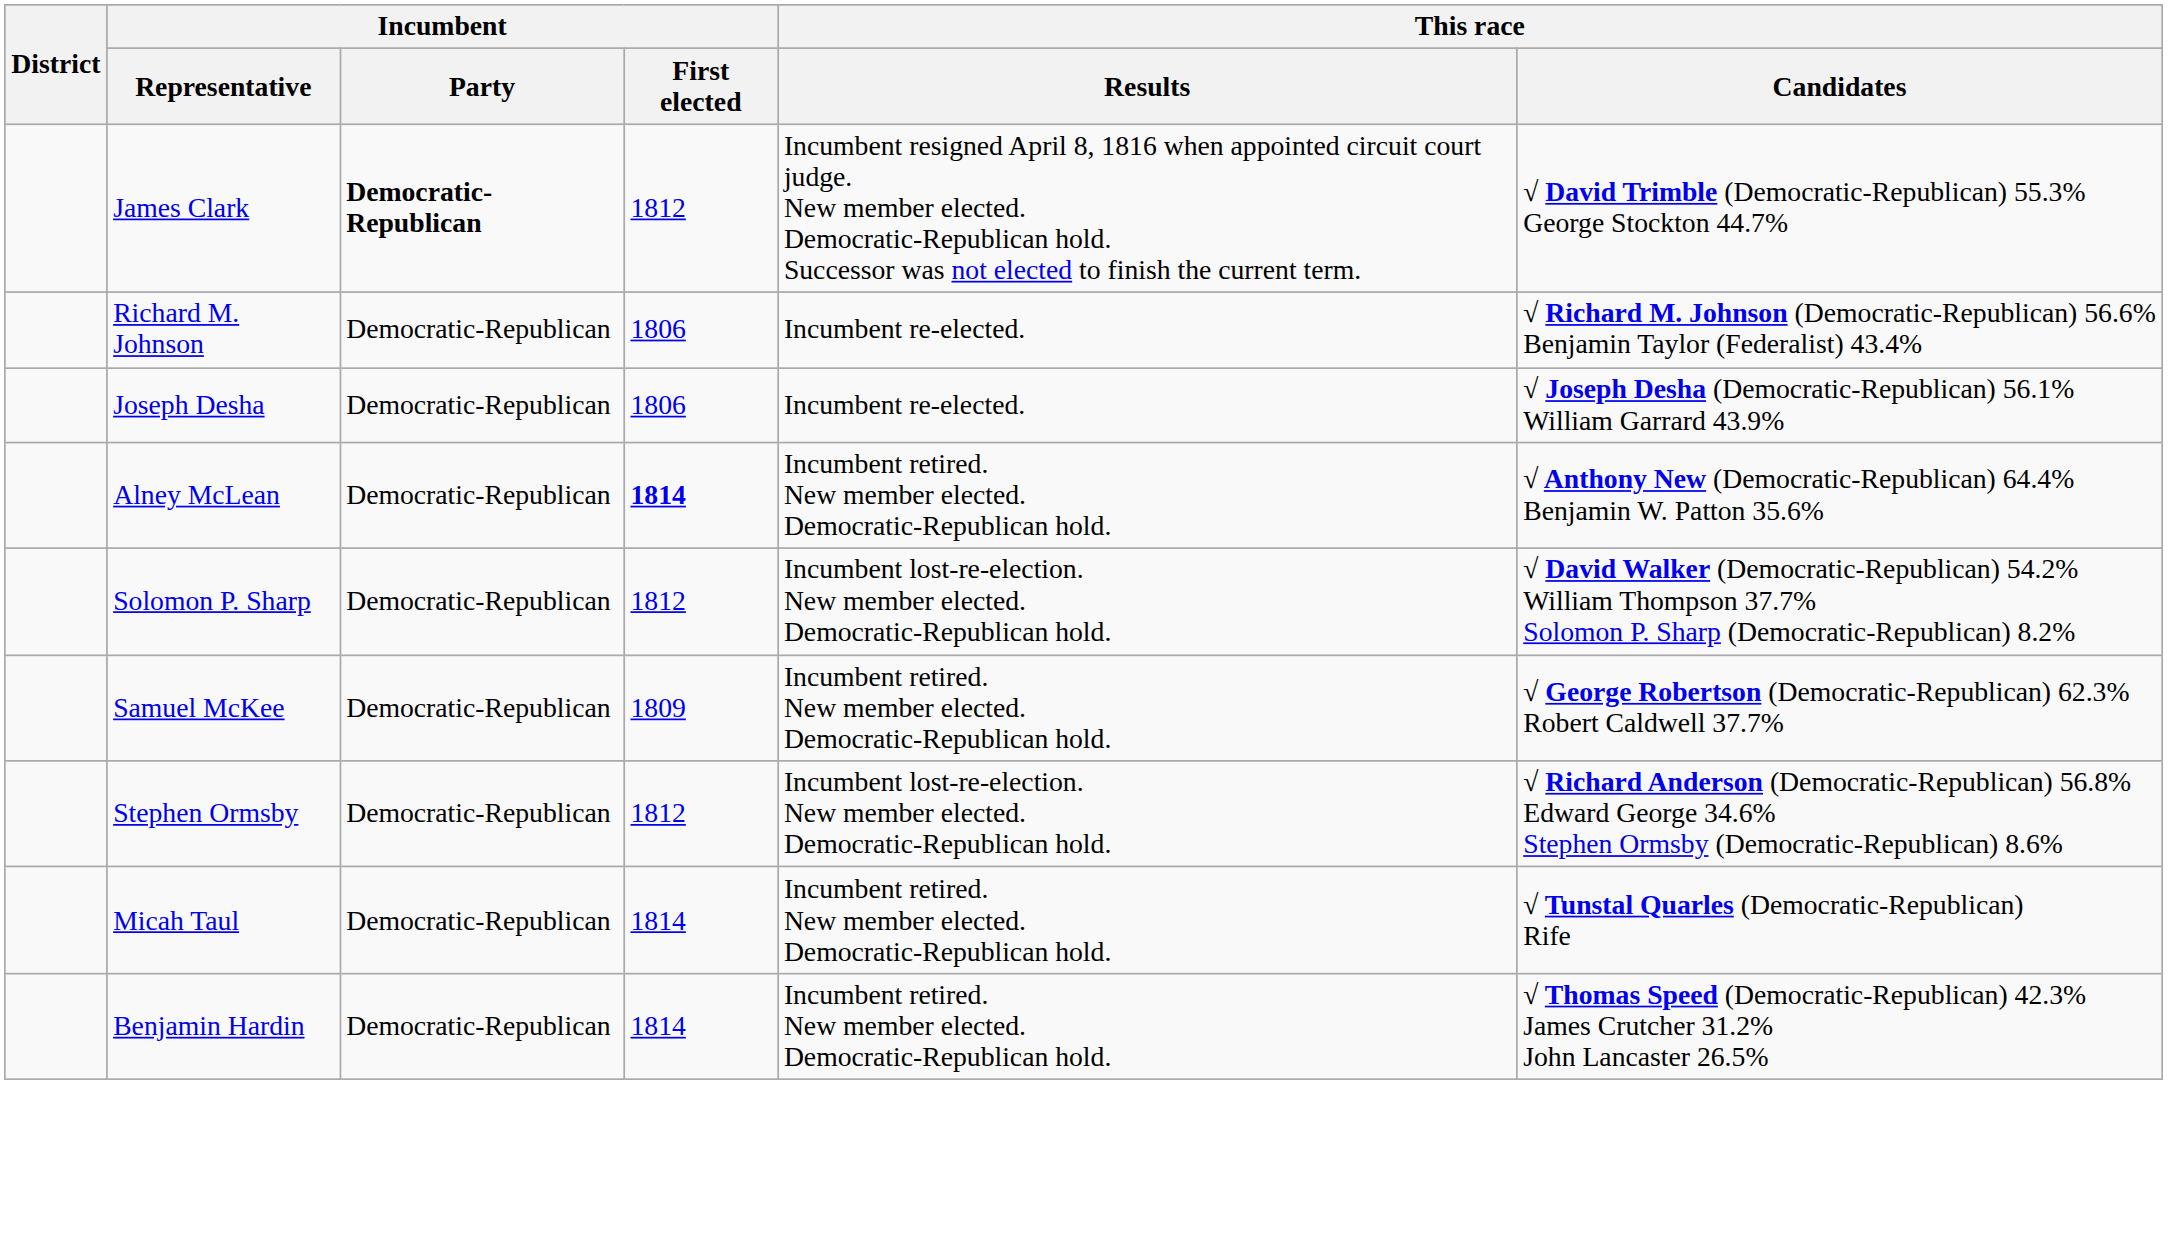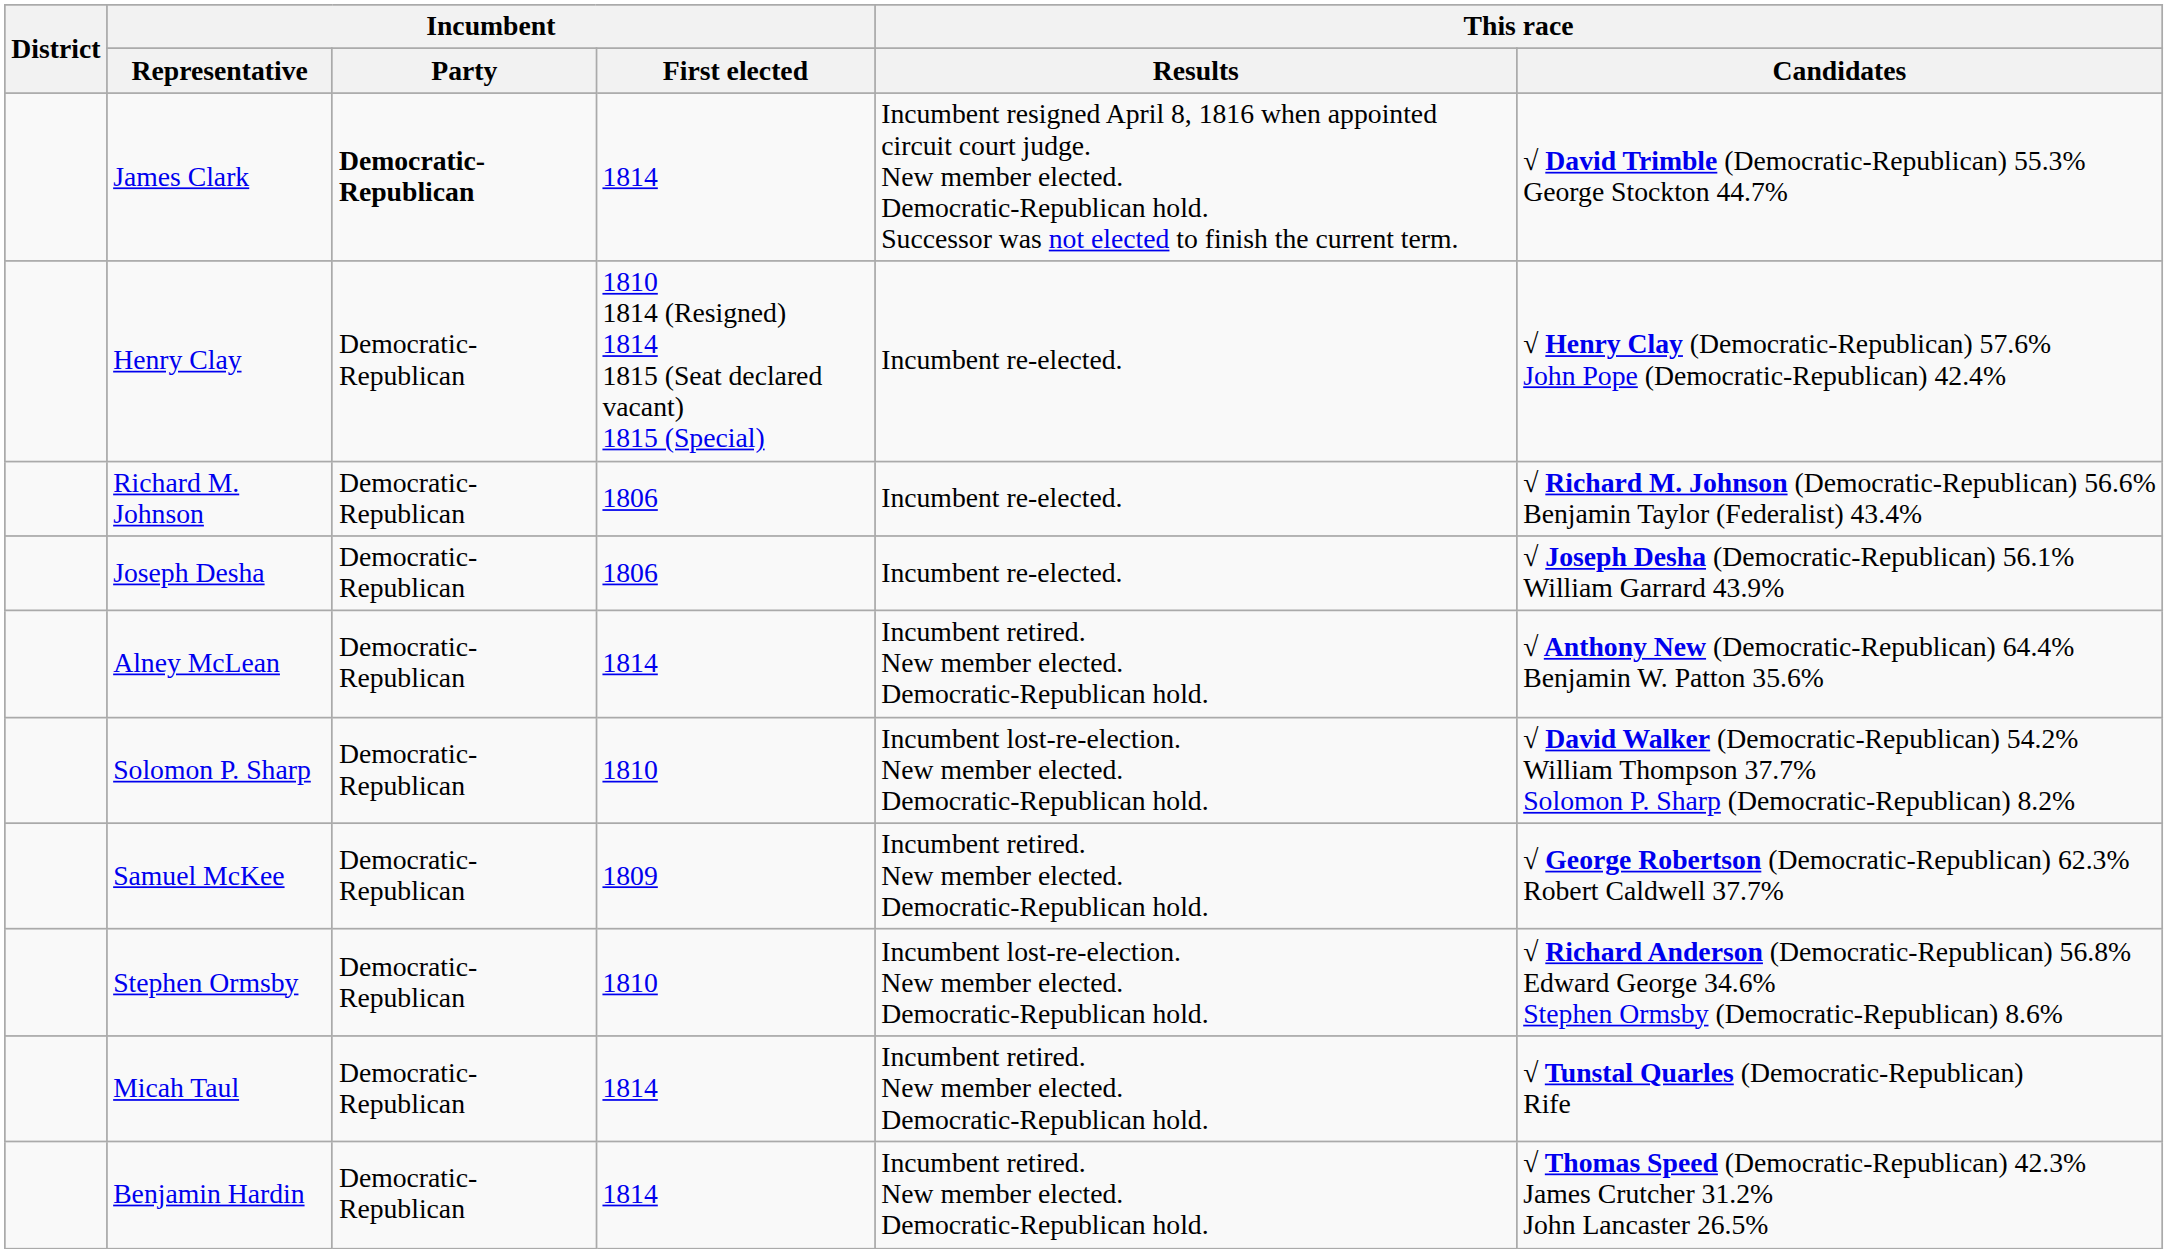(658, 207) 1812 -> (630, 176) 1814
+ row: (177, 360)
(658, 495) bold -> (630, 663) normal
(658, 601) 1812 -> (630, 769) 1810
(658, 813) 1812 -> (630, 982) 1810
